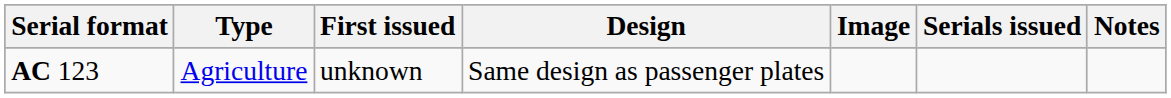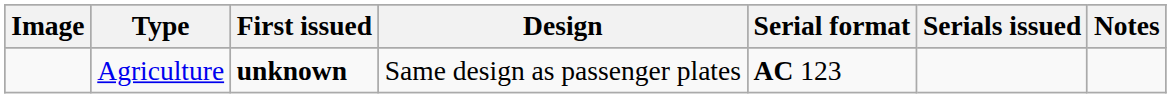columns swapped: (874, 26) <-> (90, 26)
(371, 69) normal -> (292, 69) bold
